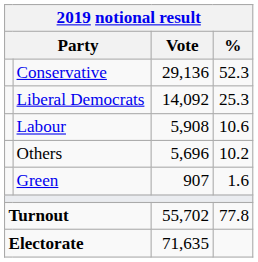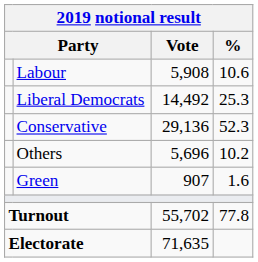rows swapped: (62, 72) <-> (41, 126)
(185, 99) 14,092 -> (185, 99) 14,492
